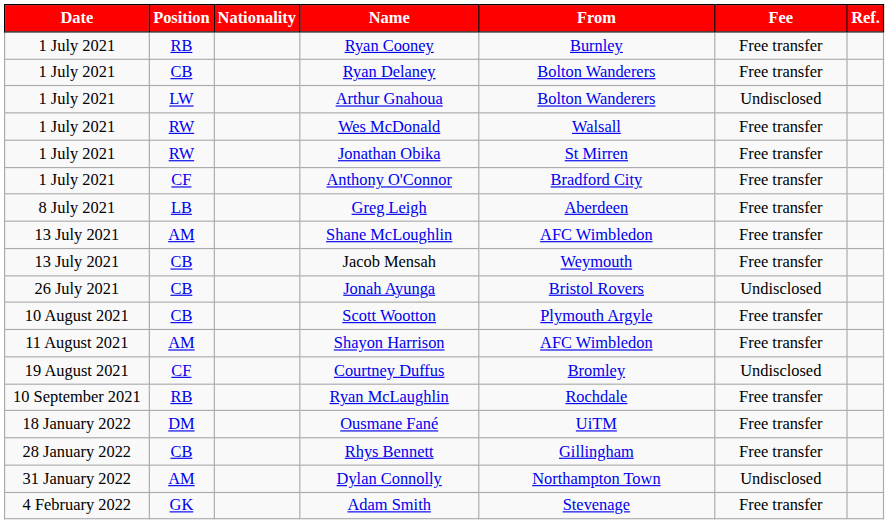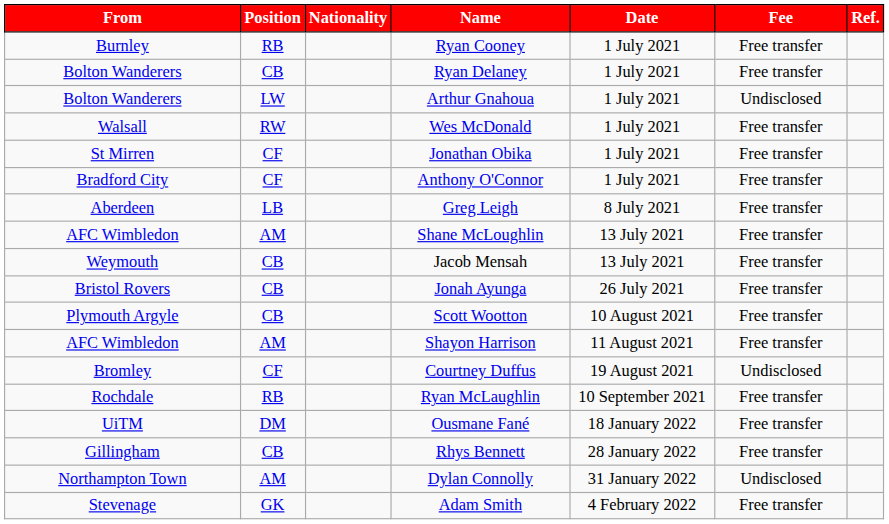columns swapped: (77, 18) <-> (596, 18)
(181, 153) RW -> (273, 153) CF
(781, 289) Undisclosed -> (781, 289) Free transfer
